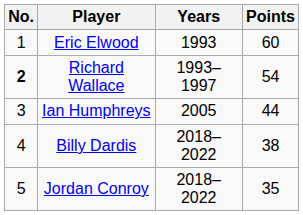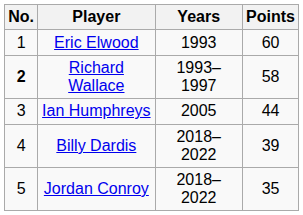(271, 76) 54 -> (271, 76) 58
(271, 145) 38 -> (271, 145) 39
